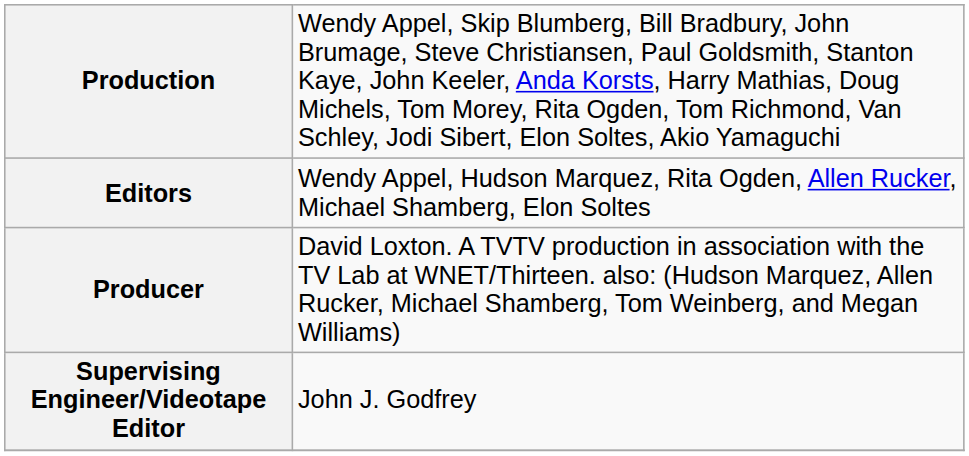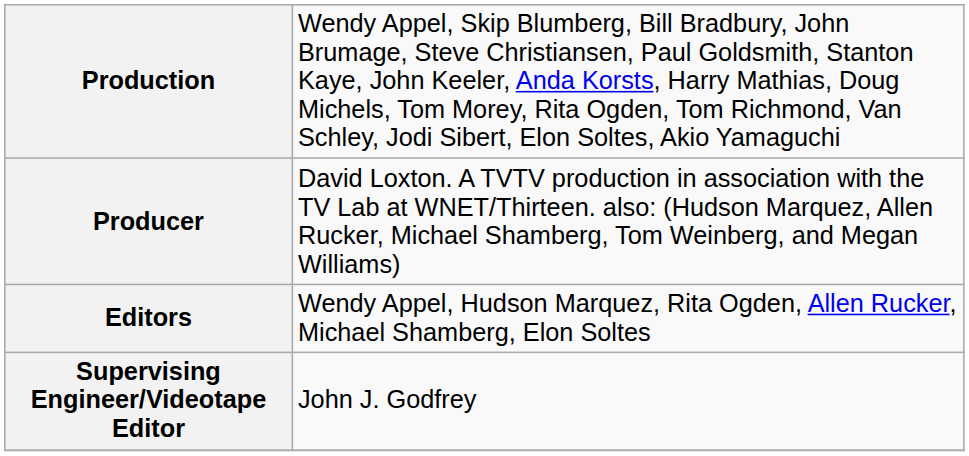rows swapped: (148, 192) <-> (148, 289)
